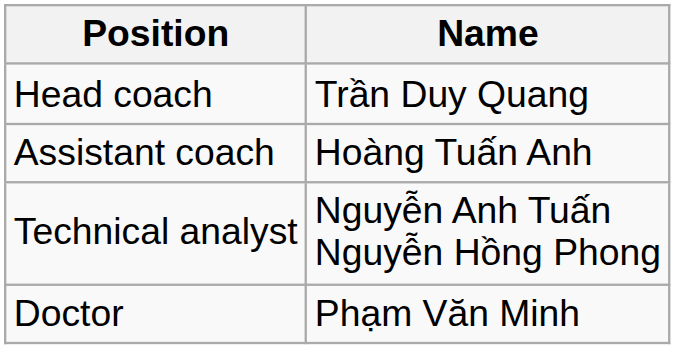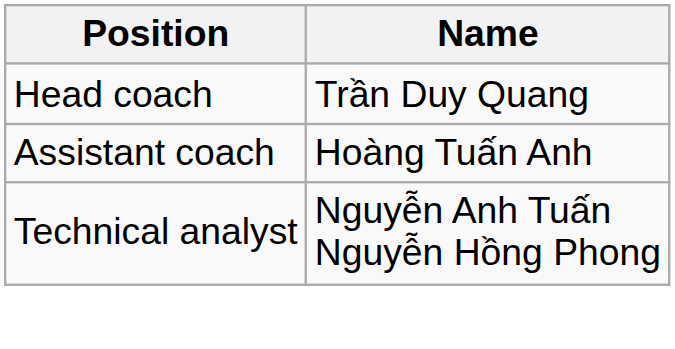- row: (69, 312)
